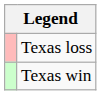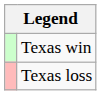rows swapped: (56, 76) <-> (57, 47)
